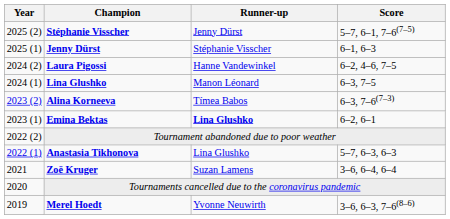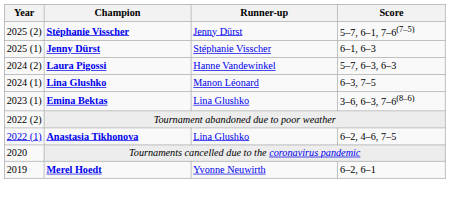(368, 66) 6–2, 4–6, 7–5 -> (368, 66) 5–7, 6–3, 6–3
- row: (81, 101)
(223, 119) bold -> (221, 101) normal
(358, 119) 6–2, 6–1 -> (377, 101) 3–6, 6–3, 7–6(8–6)
(368, 153) 5–7, 6–3, 6–3 -> (368, 136) 6–2, 4–6, 7–5
- row: (72, 170)
(377, 205) 3–6, 6–3, 7–6(8–6) -> (358, 170) 6–2, 6–1
